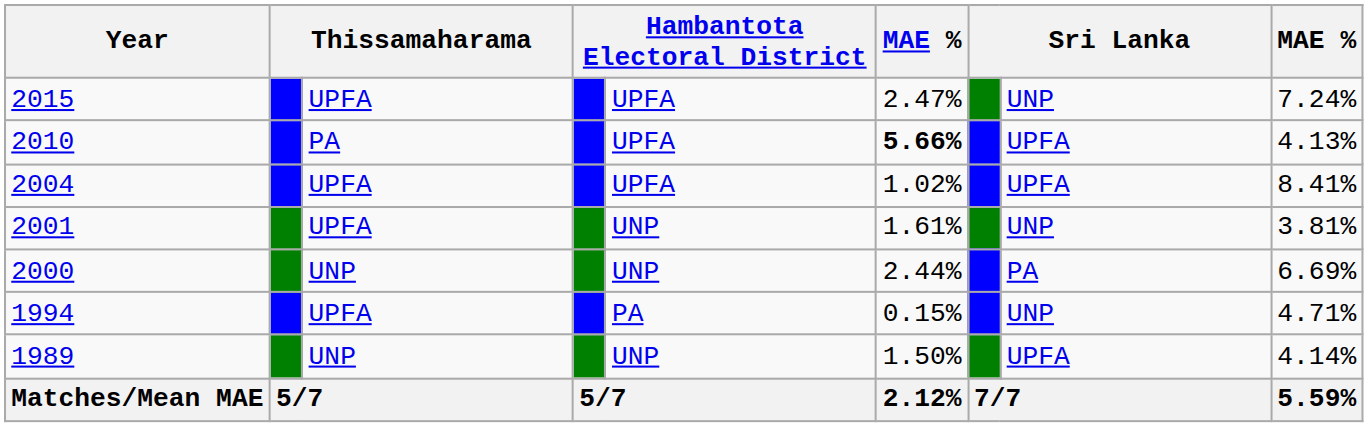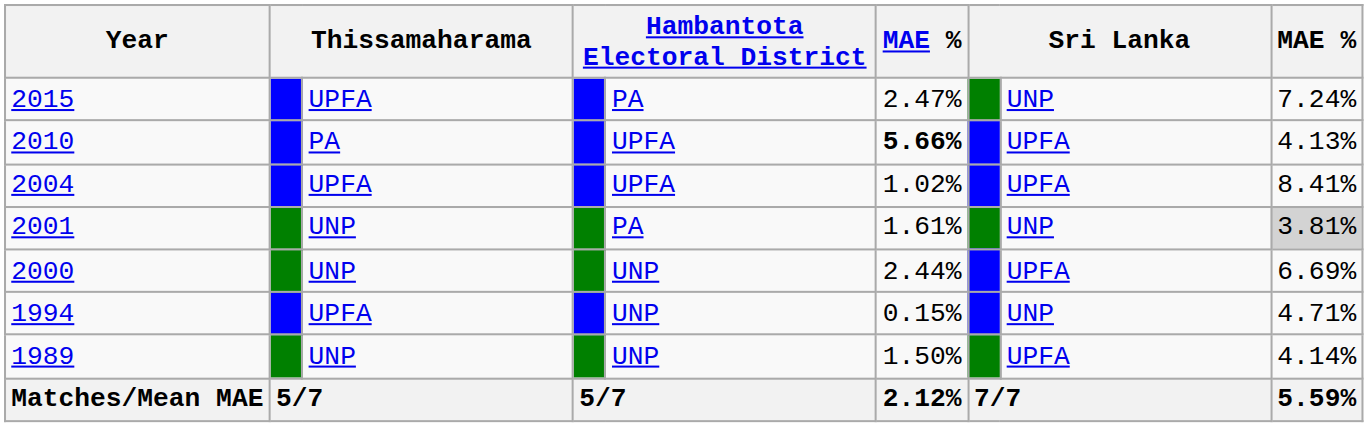(644, 100) UPFA -> (628, 100) PA
(340, 228) UPFA -> (332, 228) UNP
(636, 228) UNP -> (628, 228) PA
(1317, 228) no background -> (1317, 228) lightgrey background
(1022, 271) PA -> (1038, 271) UPFA
(628, 314) PA -> (636, 314) UNP
